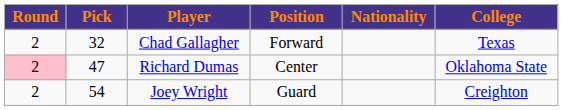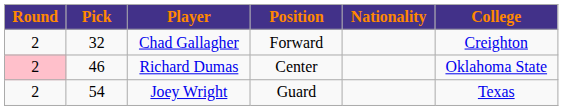(496, 42) Texas -> (496, 42) Creighton
(97, 67) 47 -> (97, 67) 46
(496, 92) Creighton -> (496, 92) Texas
